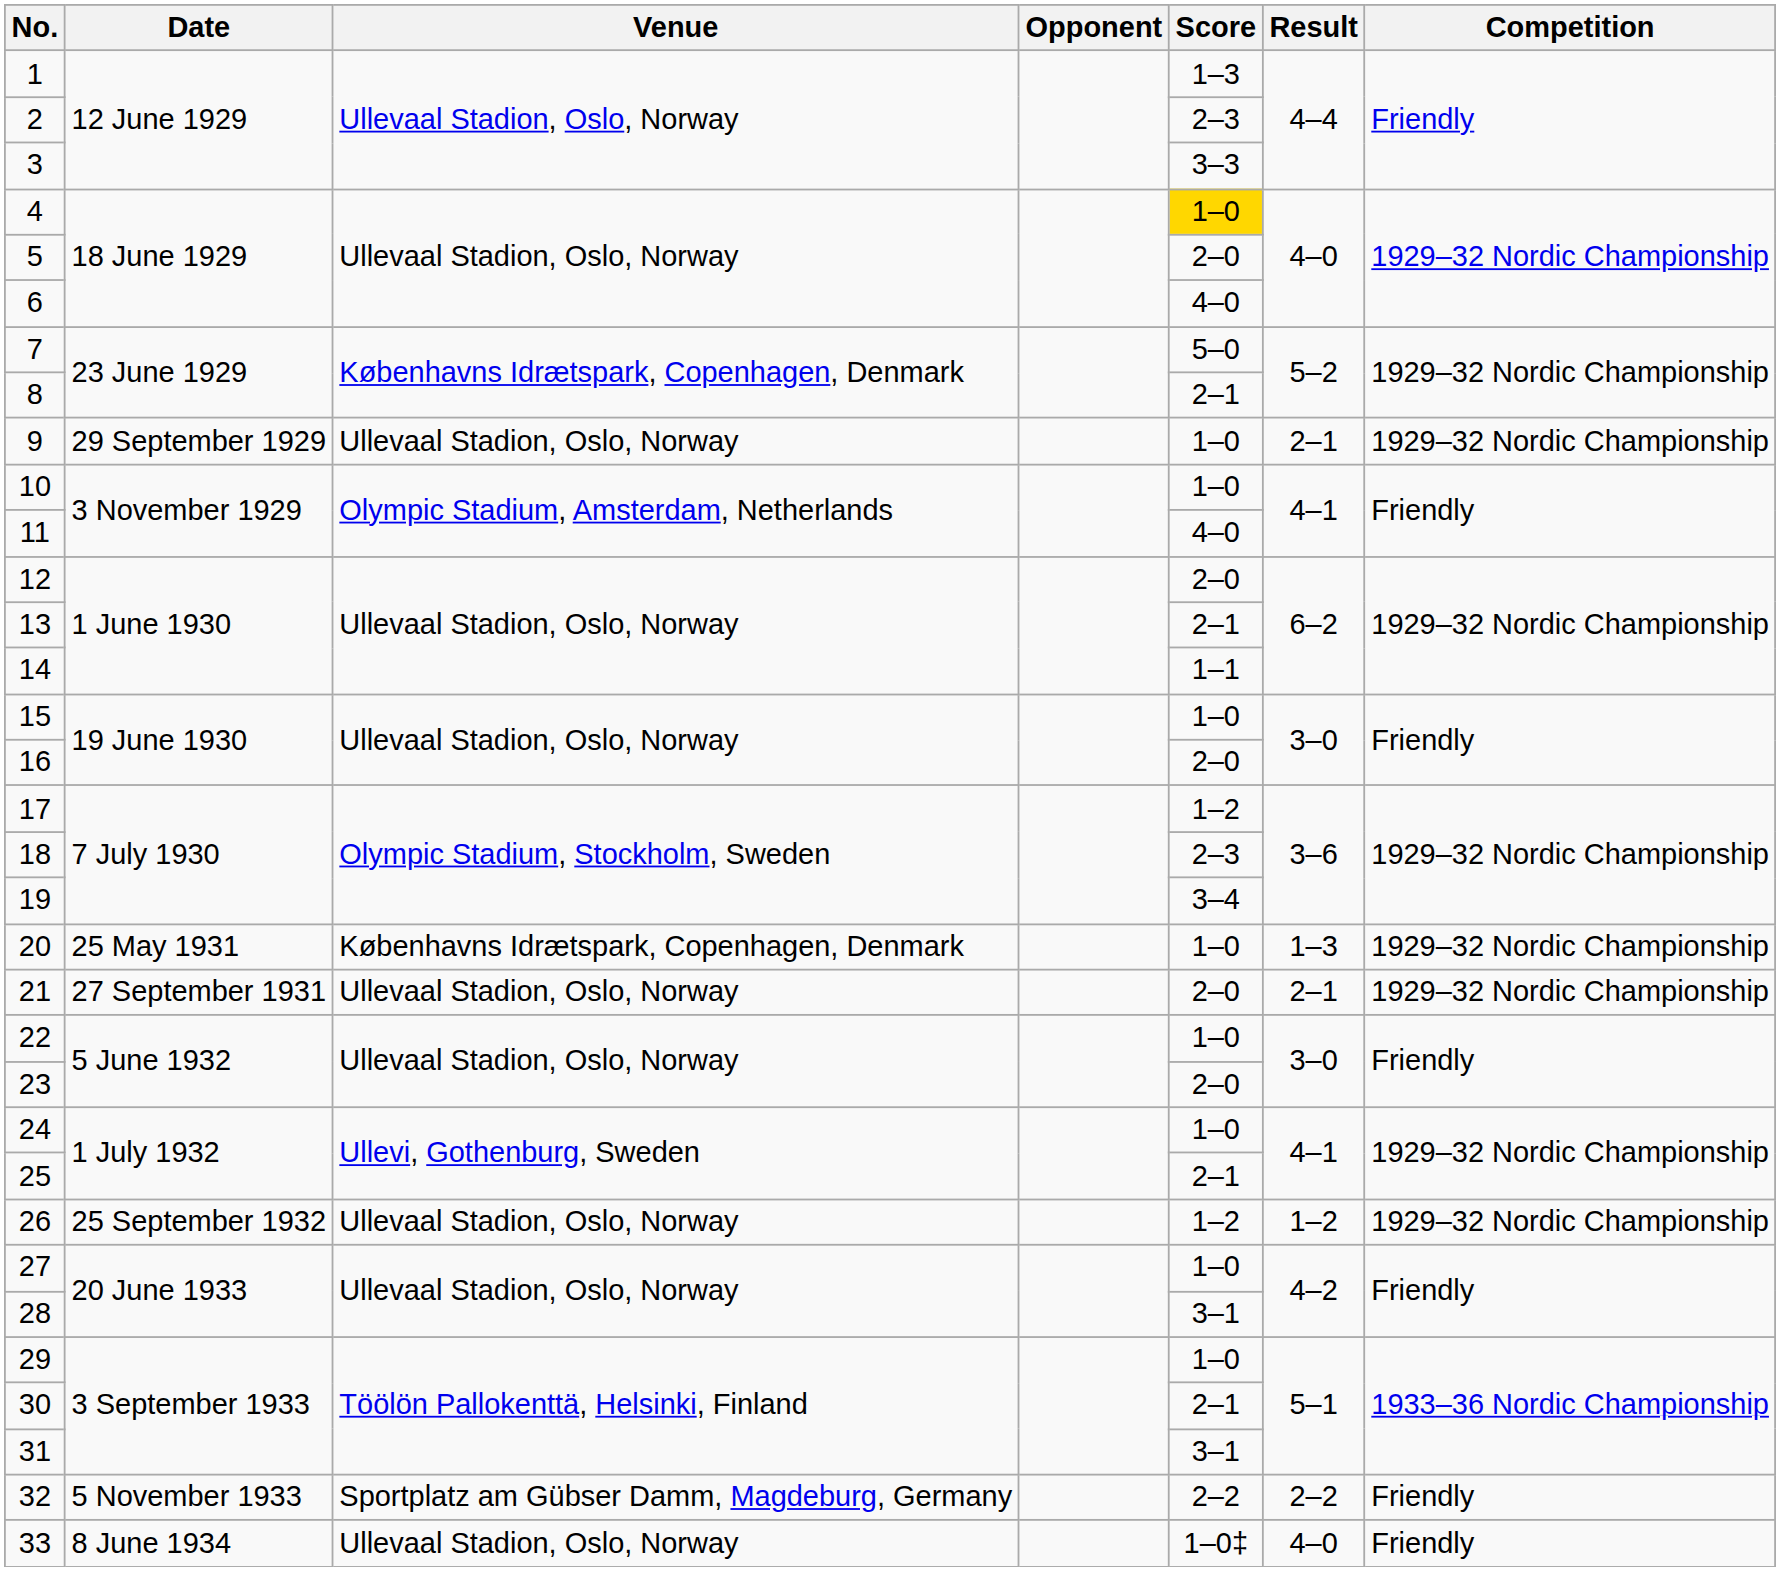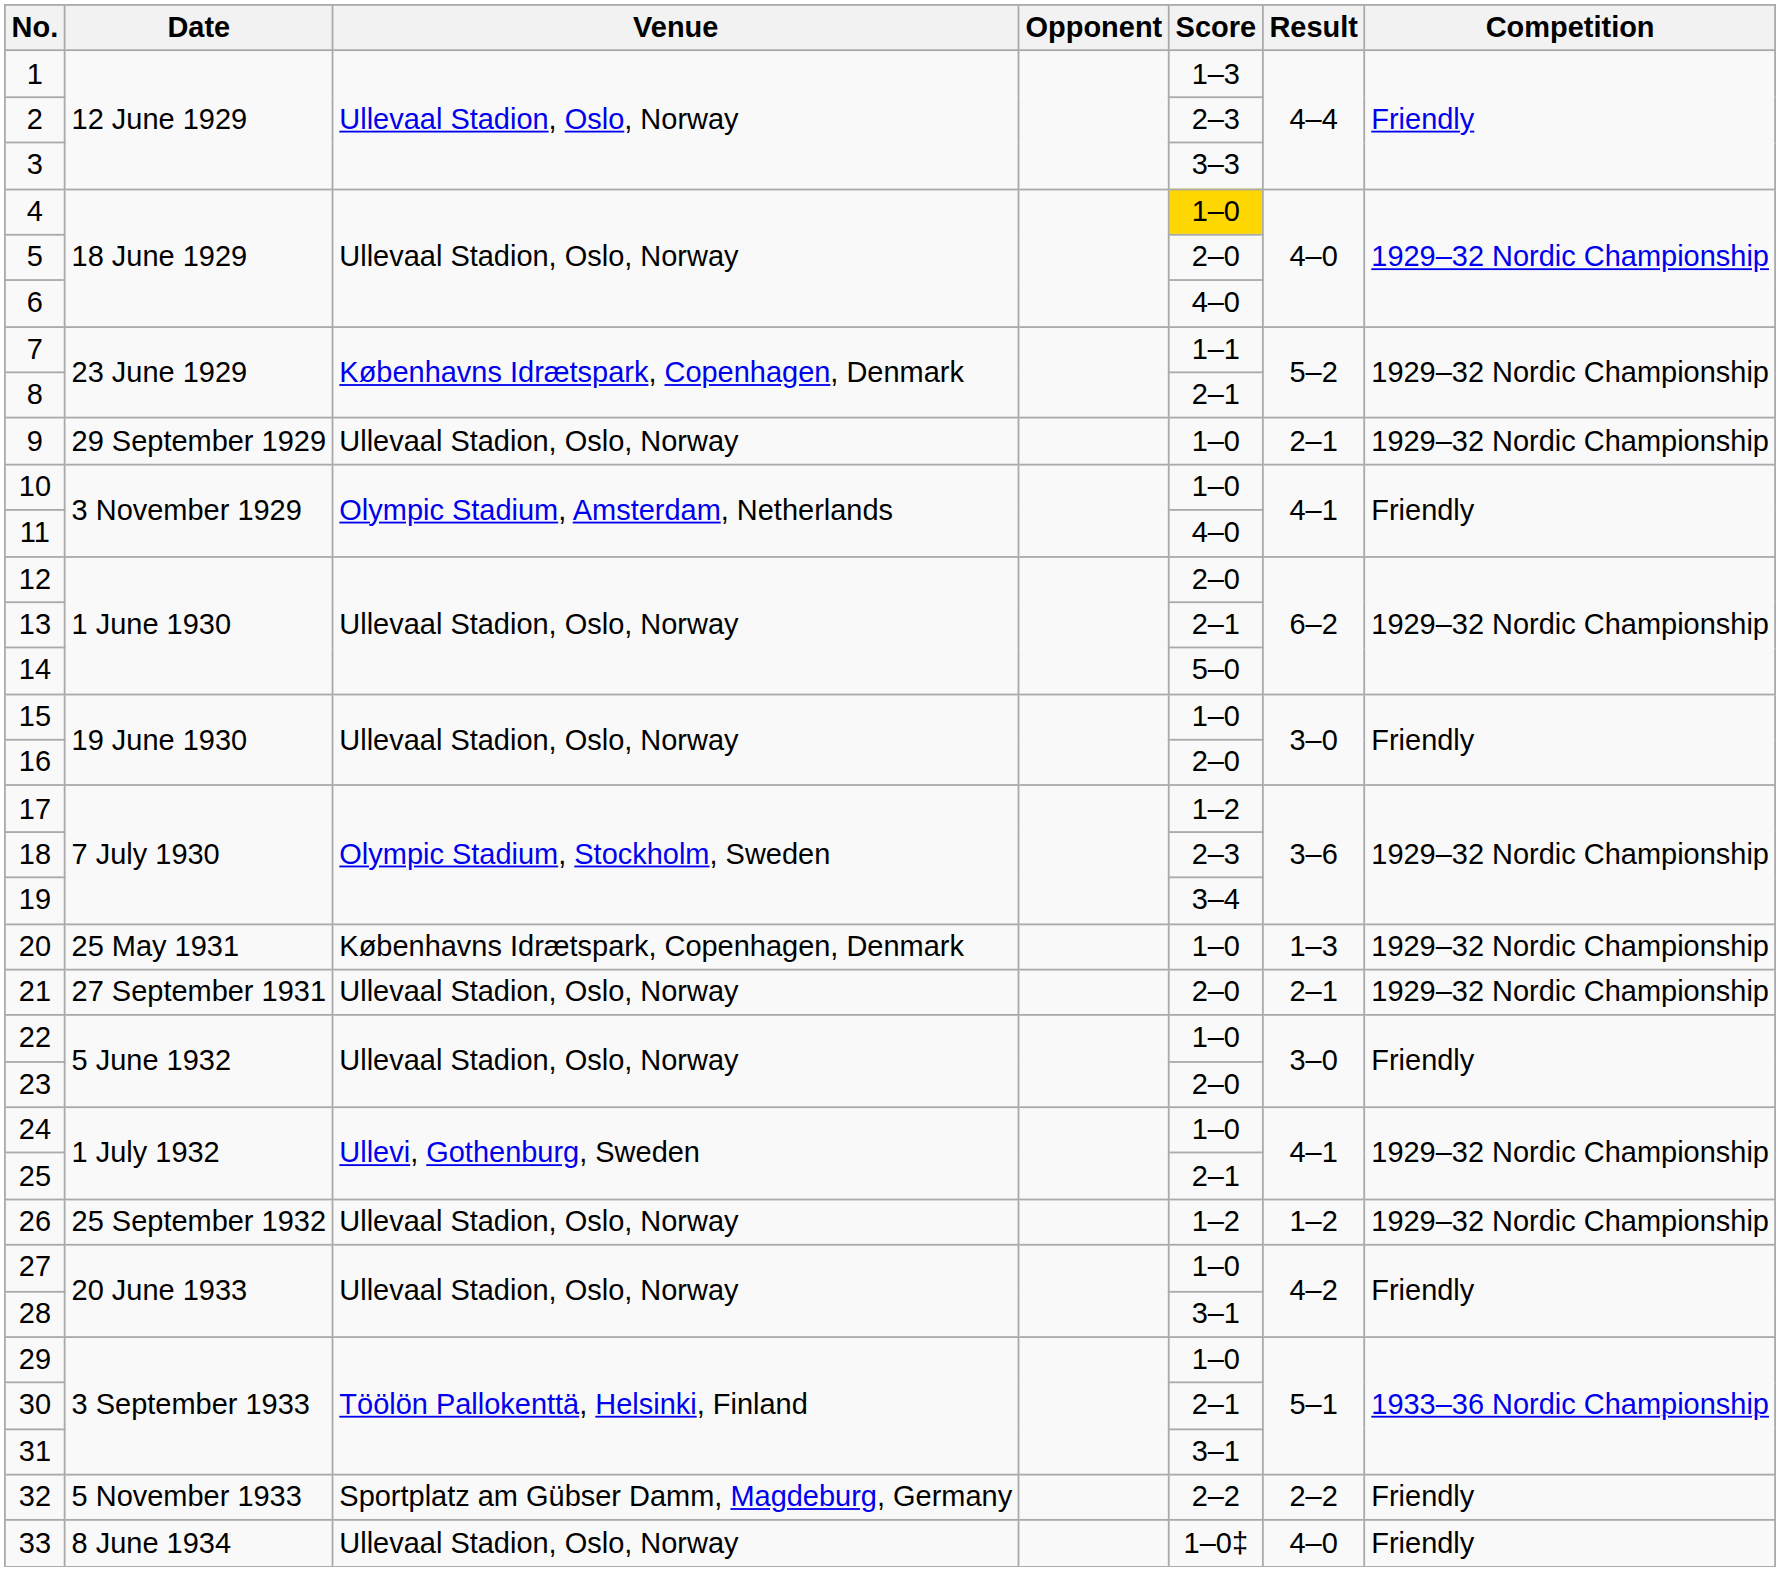(1216, 348) 5–0 -> (1216, 348) 1–1
(1216, 670) 1–1 -> (1216, 670) 5–0
